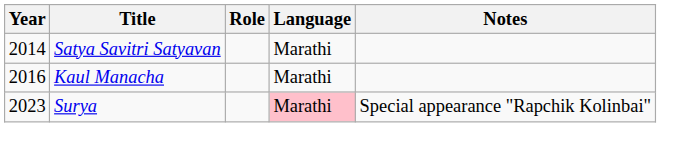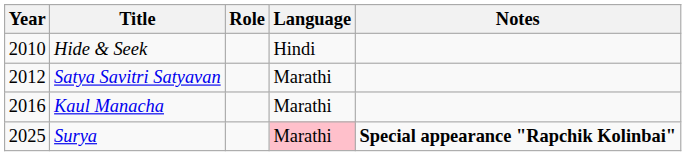+ row: (101, 48)
(27, 48) 2014 -> (27, 77) 2012
(27, 106) 2023 -> (27, 135) 2025
(505, 106) normal -> (518, 135) bold
